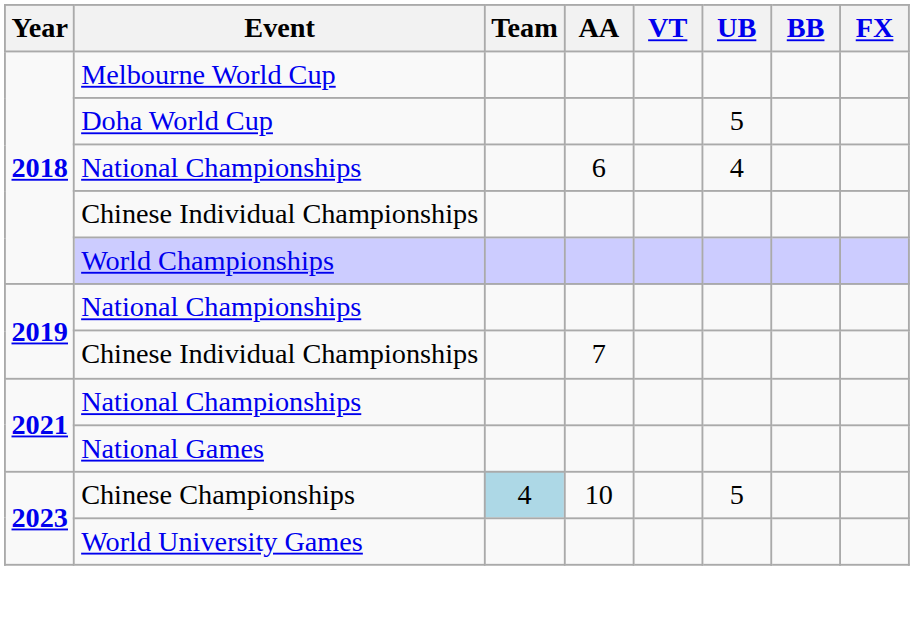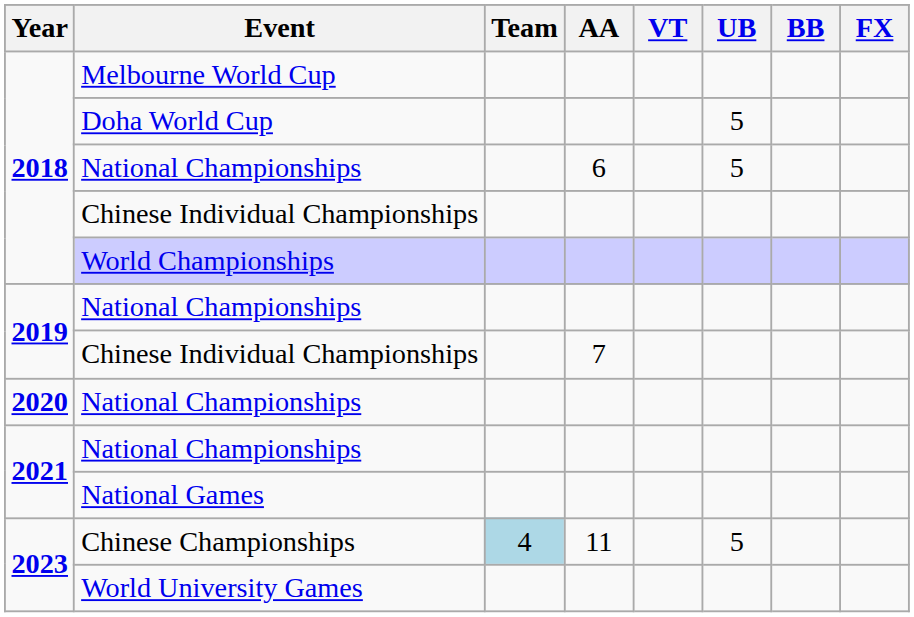(737, 167) 4 -> (737, 167) 5
+ row: (40, 400)
(599, 494) 10 -> (599, 540) 11
